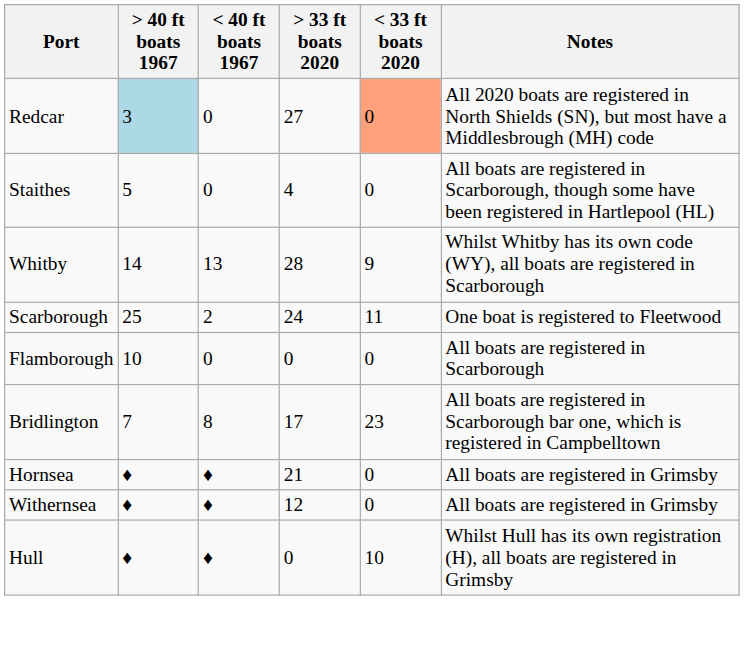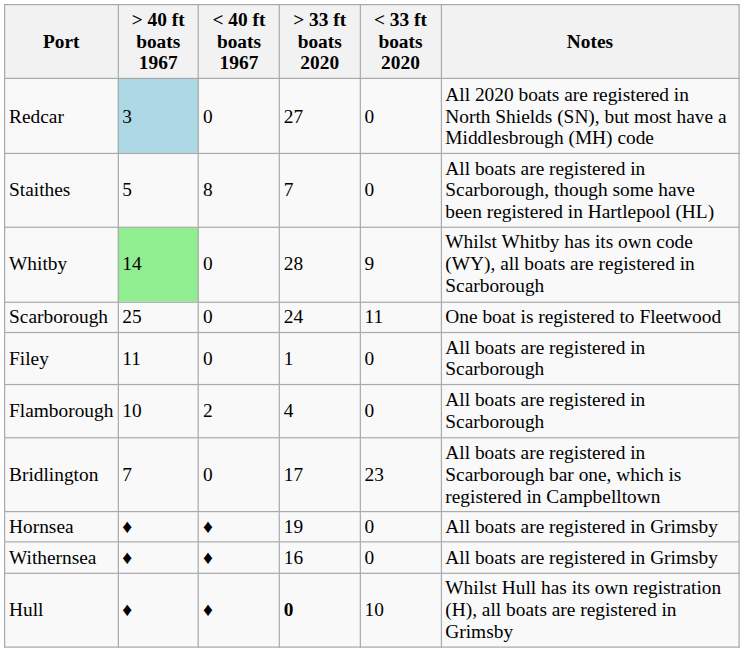(369, 115) lightsalmon background -> (369, 115) no background
(208, 190) 0 -> (208, 190) 8
(289, 190) 4 -> (289, 190) 7
(132, 264) no background -> (132, 264) lightgreen background
(213, 264) 13 -> (208, 264) 0
(208, 316) 2 -> (208, 316) 0
+ row: (29, 358)
(208, 358) 0 -> (208, 410) 2
(289, 358) 0 -> (289, 410) 4
(208, 421) 8 -> (208, 474) 0
(293, 474) 21 -> (293, 526) 19
(293, 505) 12 -> (293, 557) 16
(289, 557) normal -> (289, 610) bold
